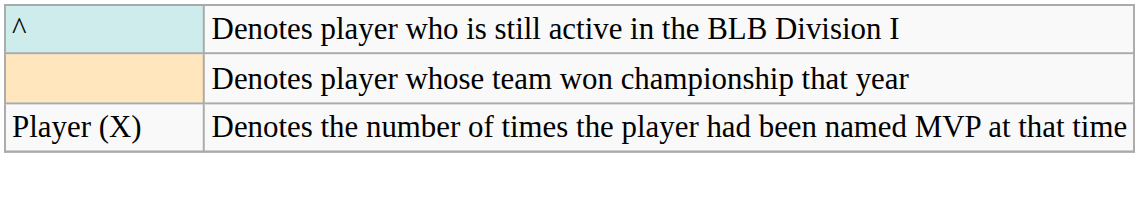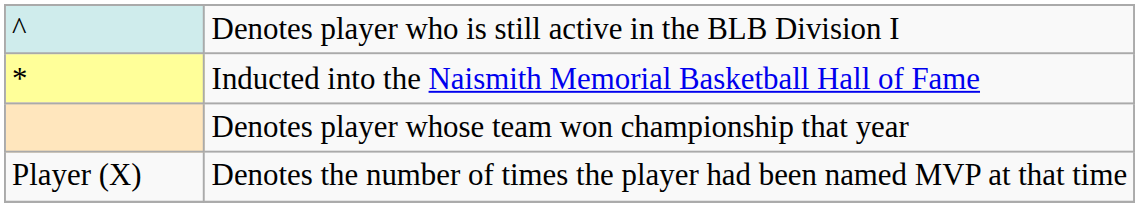+ row: (596, 77)
